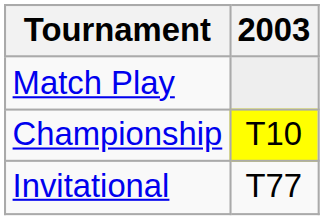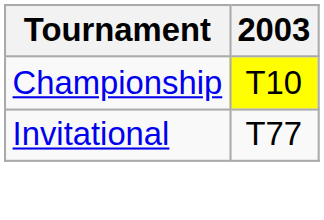- row: (94, 82)
